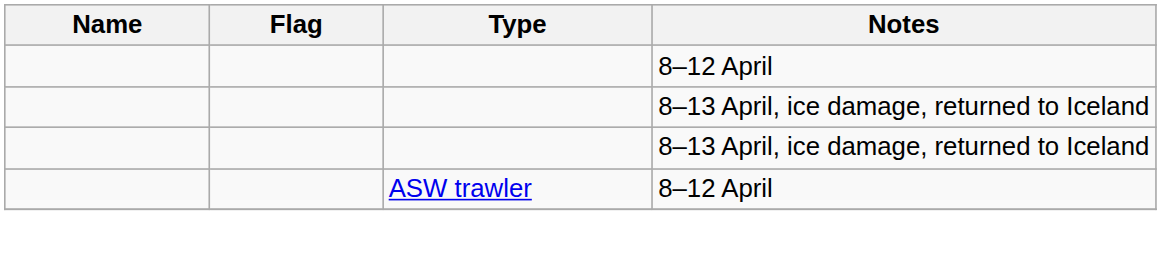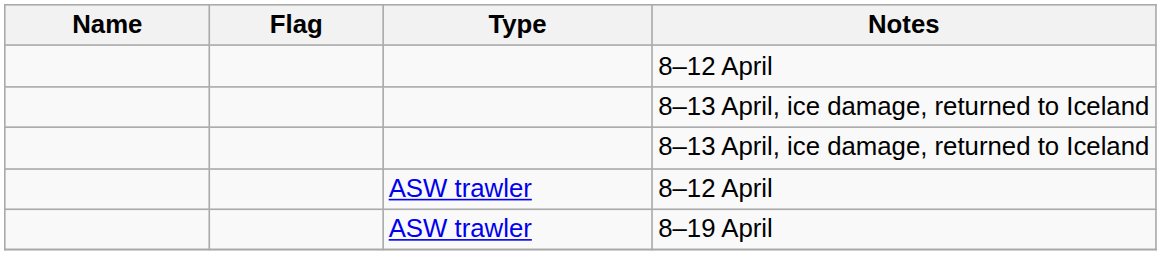+ row: (460, 229)
